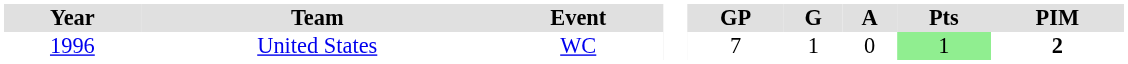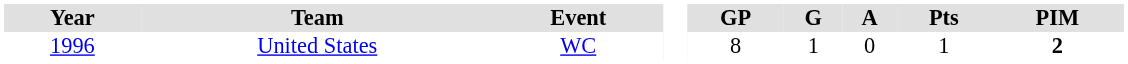(736, 45) 7 -> (736, 45) 8
(944, 45) lightgreen background -> (944, 45) no background
